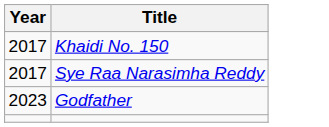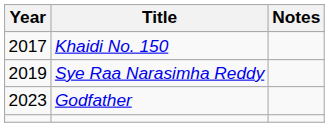+ column: (296, 18)
(28, 73) 2017 -> (28, 73) 2019
